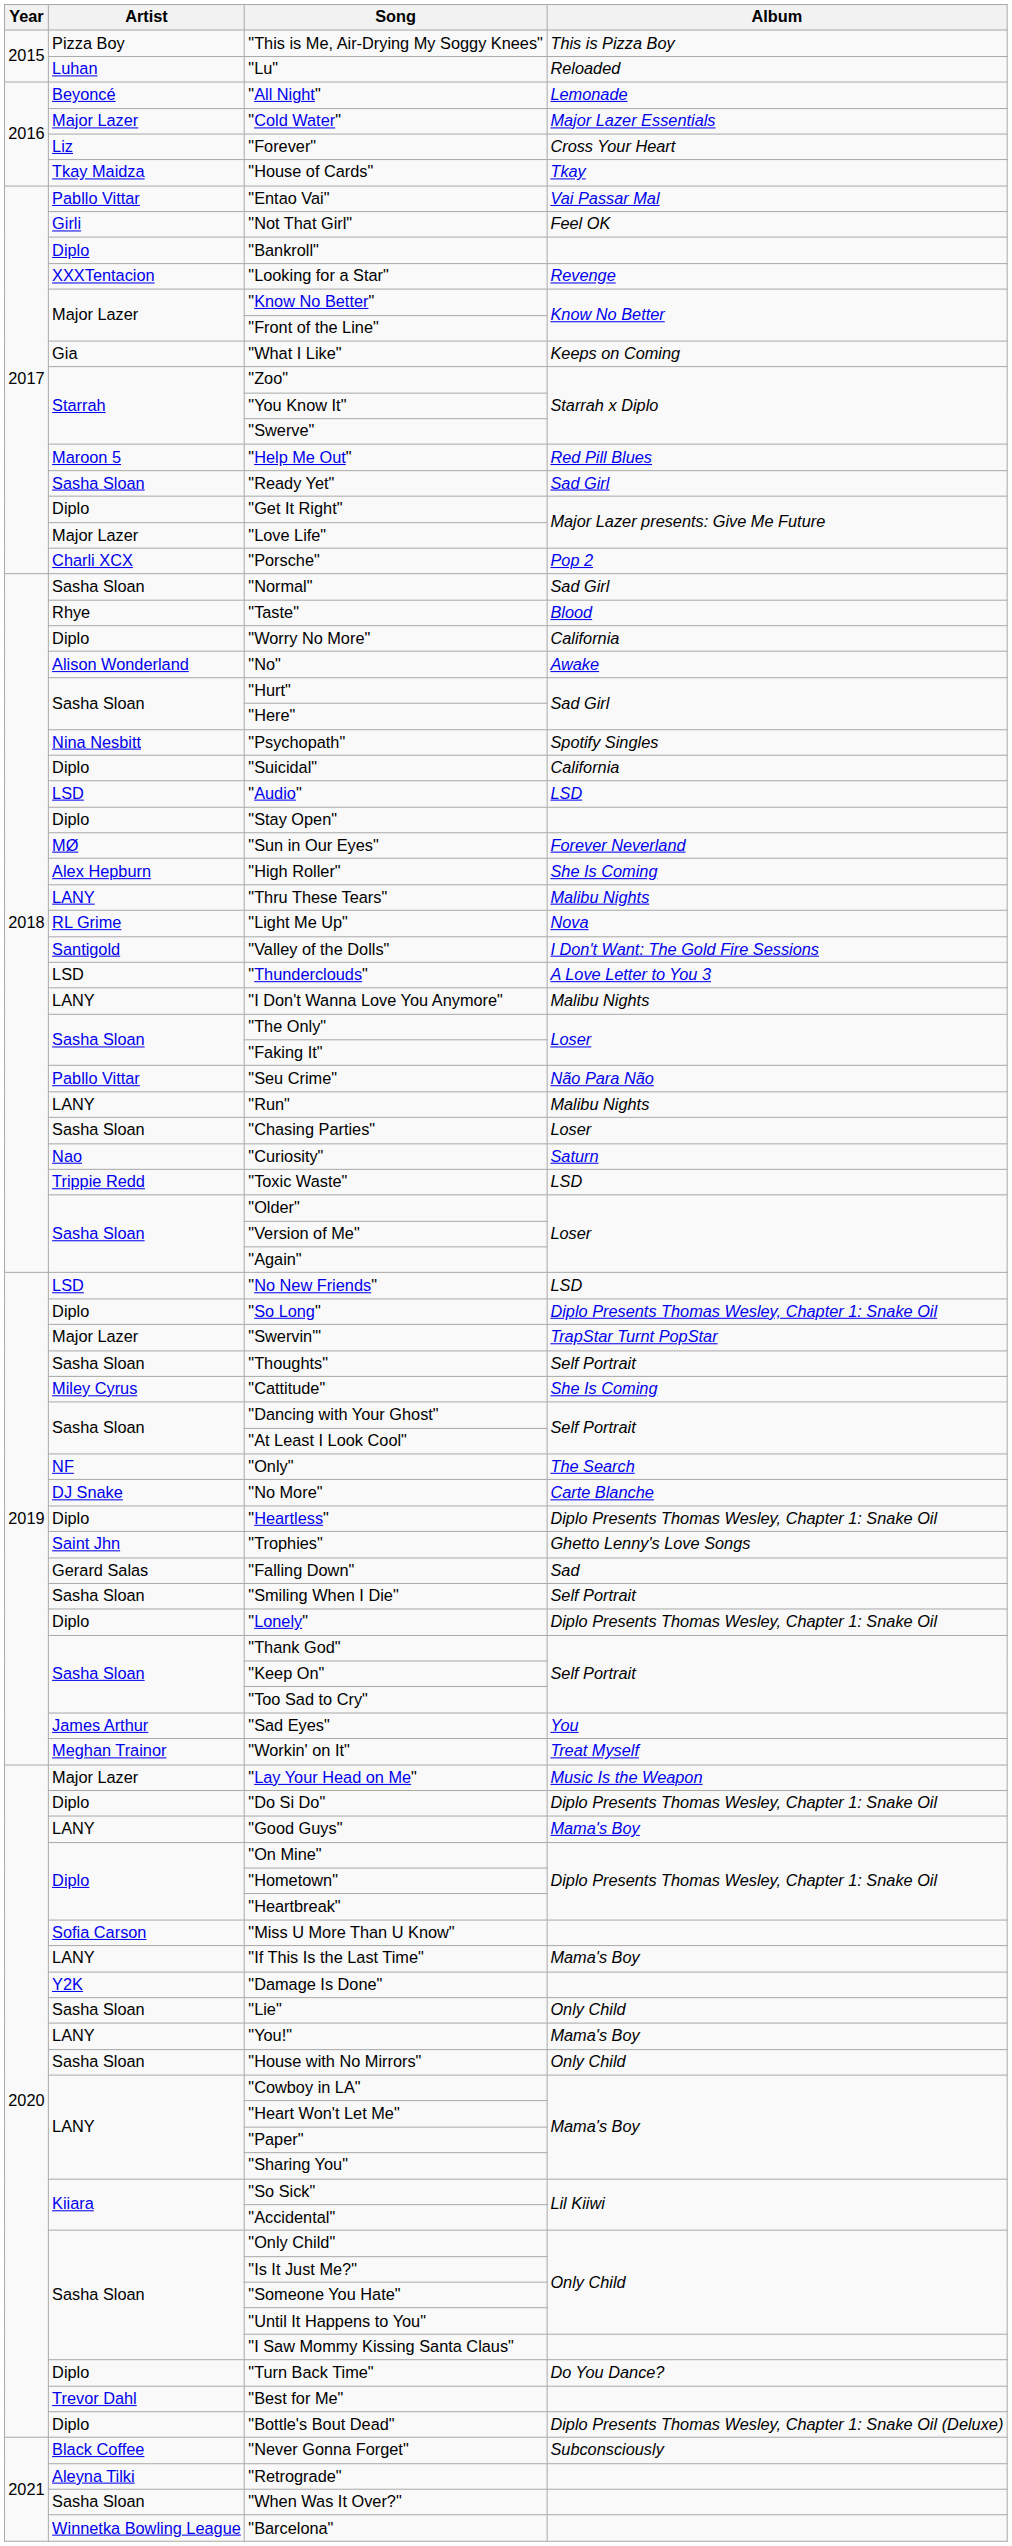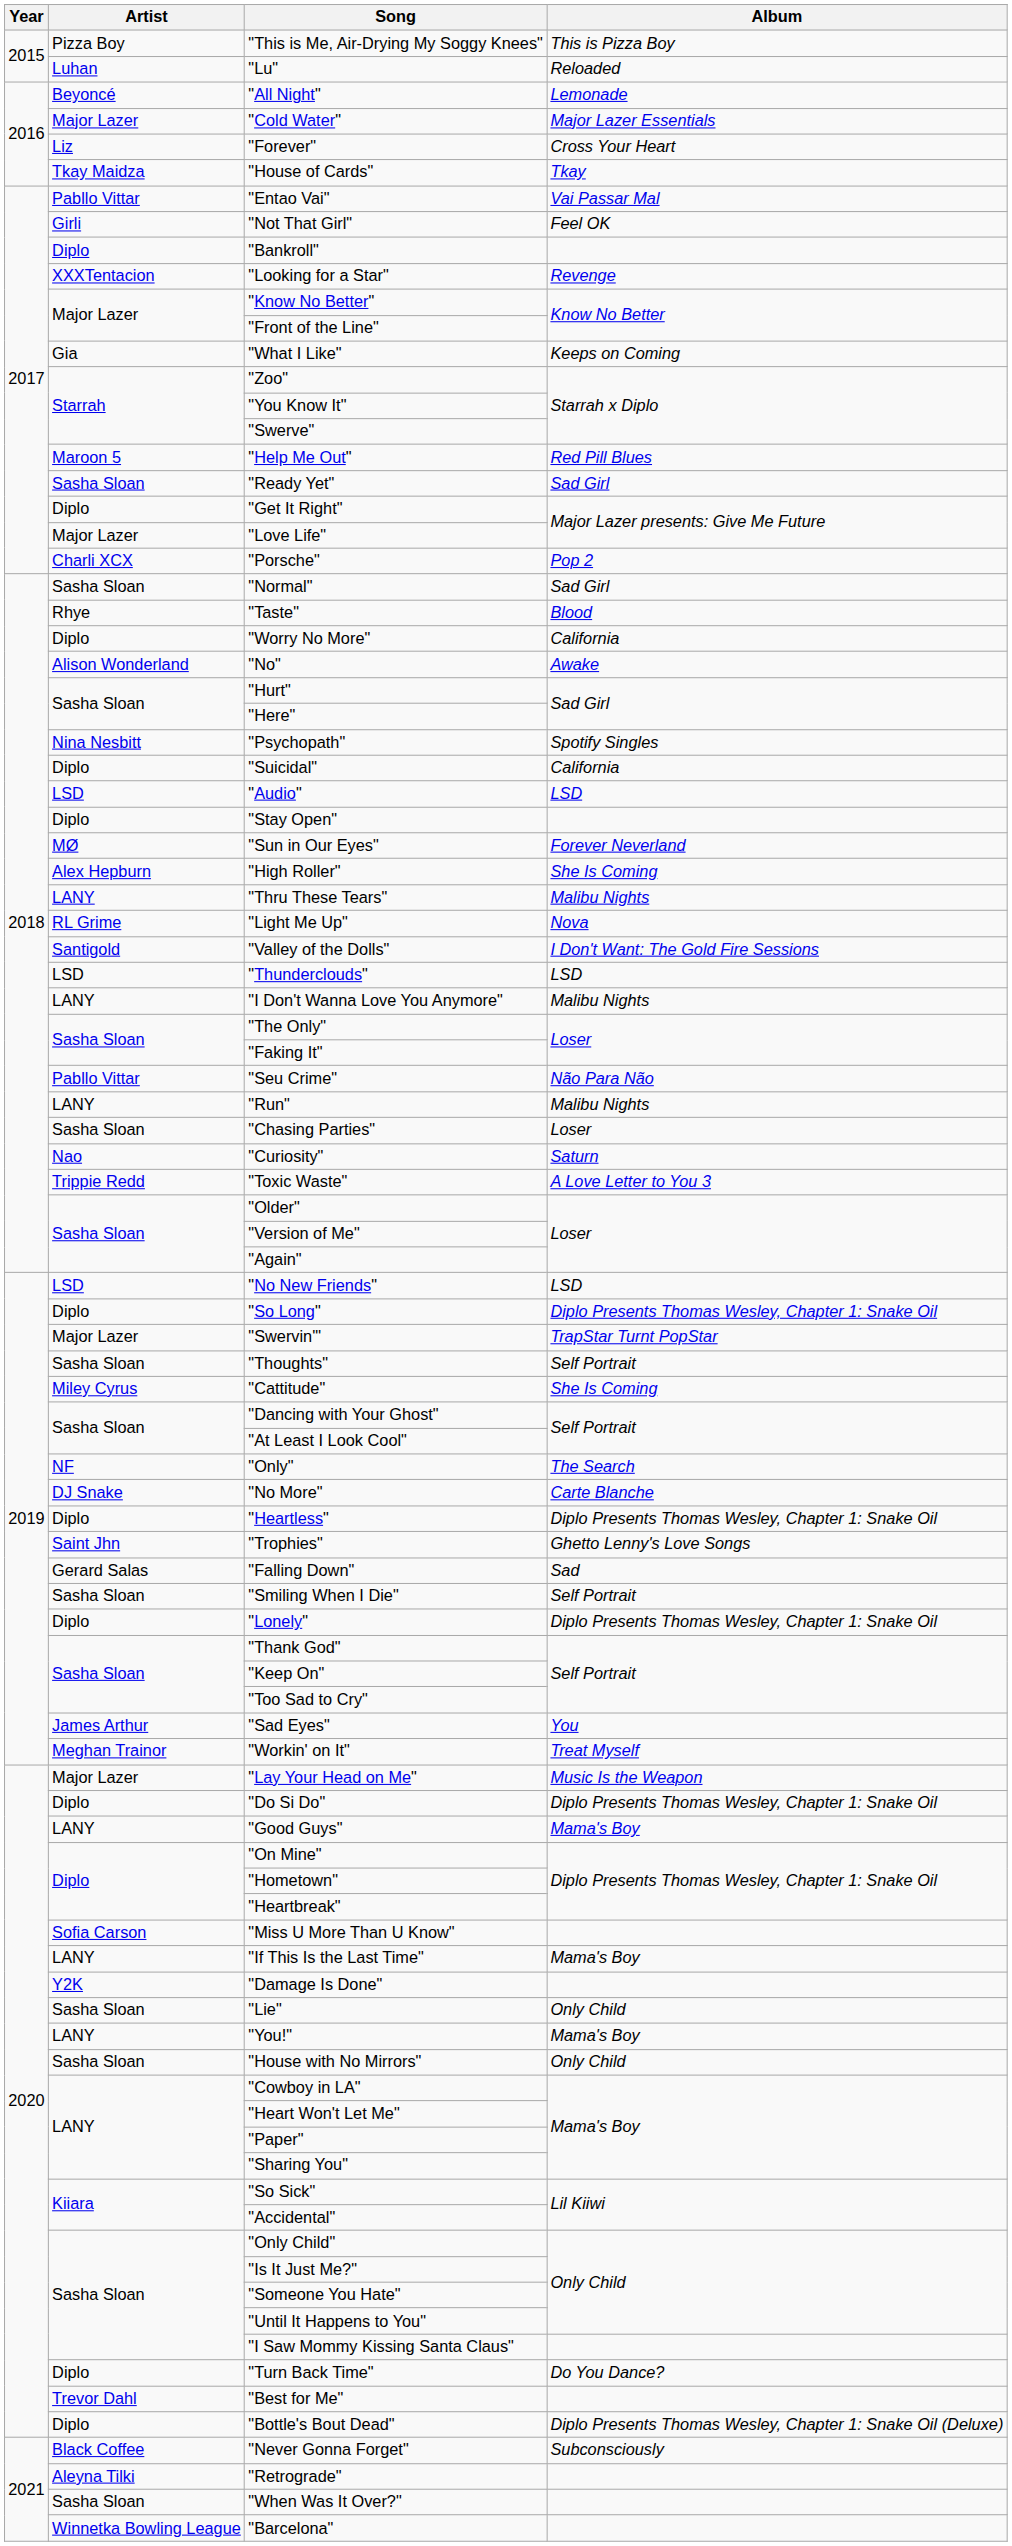(631, 975) A Love Letter to You 3 -> (566, 975) LSD
(566, 1182) LSD -> (631, 1182) A Love Letter to You 3
